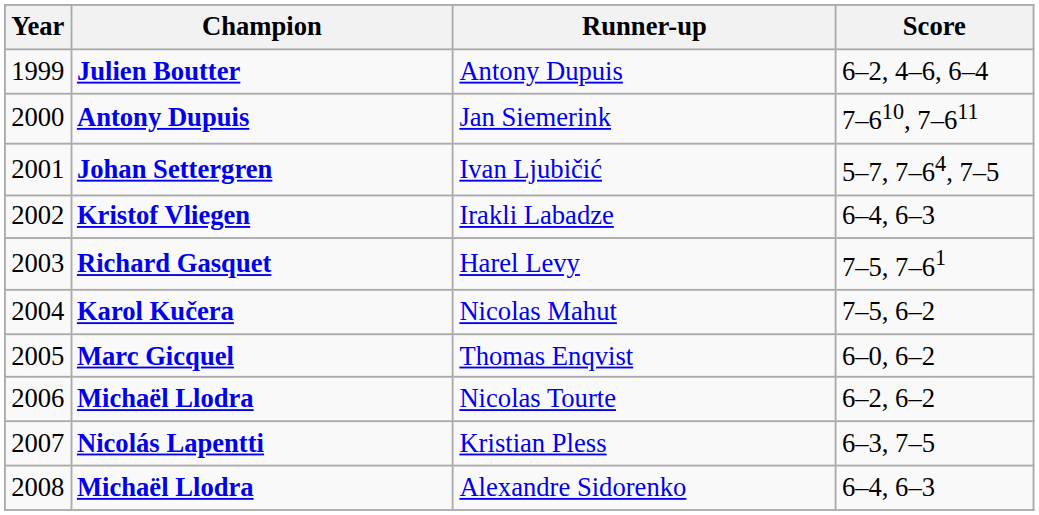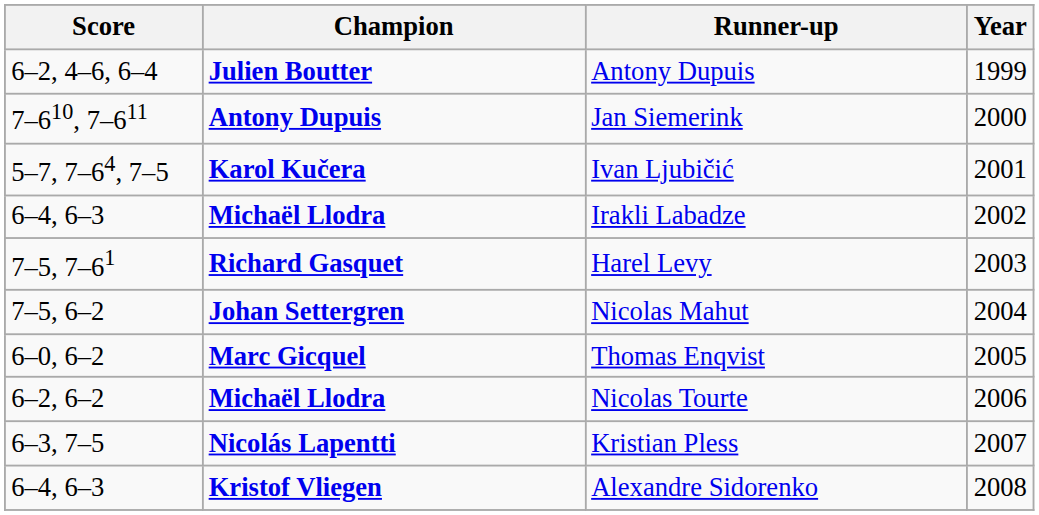columns swapped: (38, 26) <-> (934, 26)
(175, 169) Johan Settergren -> (287, 169) Karol Kučera
(164, 216) Kristof Vliegen -> (297, 216) Michaël Llodra
(155, 311) Karol Kučera -> (306, 311) Johan Settergren
(165, 487) Michaël Llodra -> (295, 487) Kristof Vliegen
